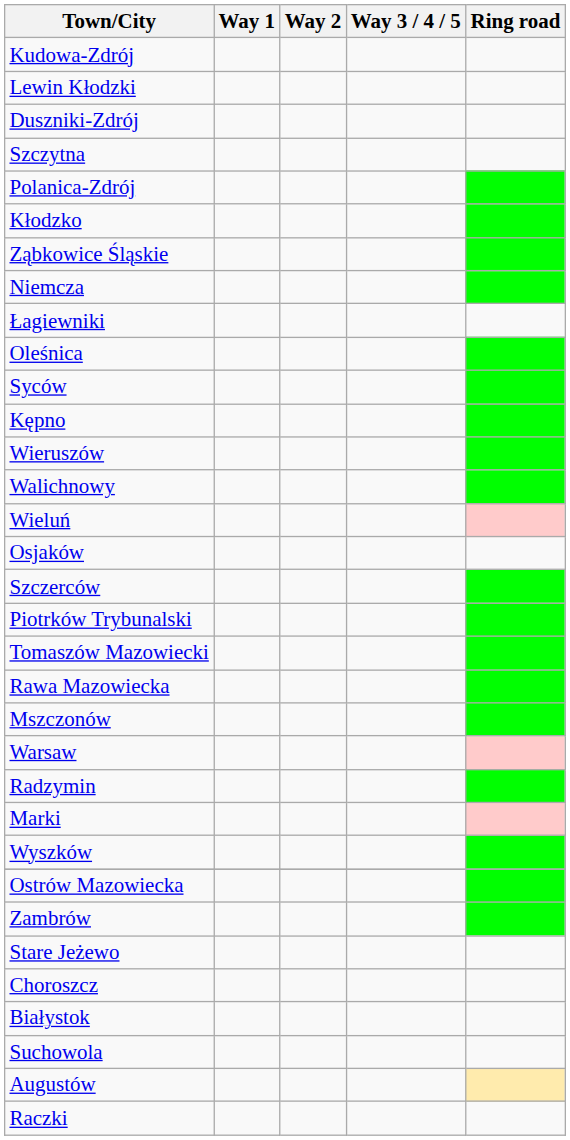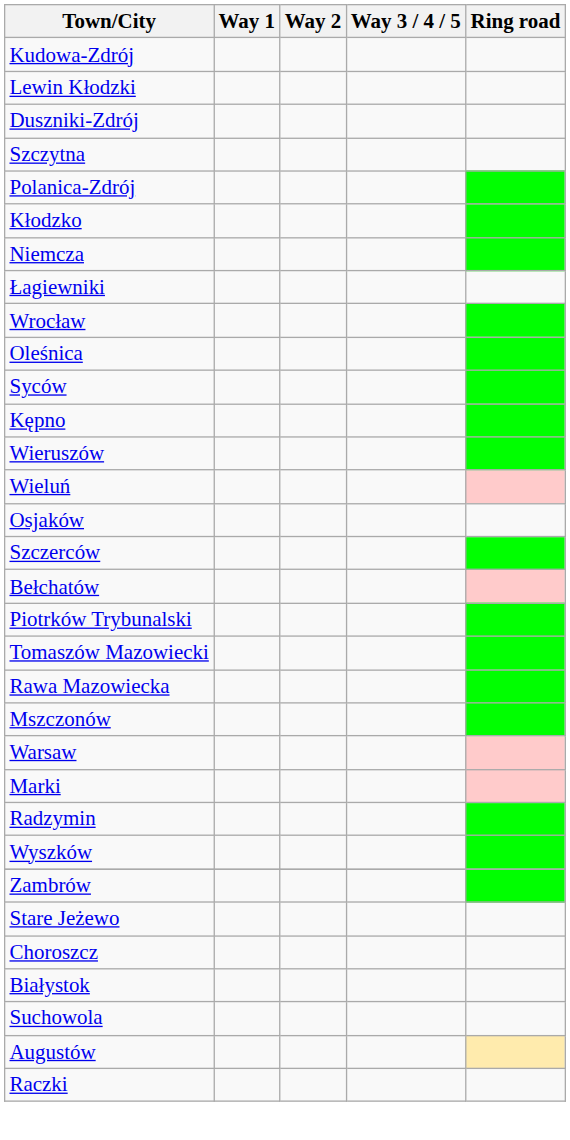- row: (89, 253)
+ row: (47, 320)
- row: (62, 486)
+ row: (54, 586)
rows swapped: (35, 818) <-> (53, 785)
- row: (96, 885)
